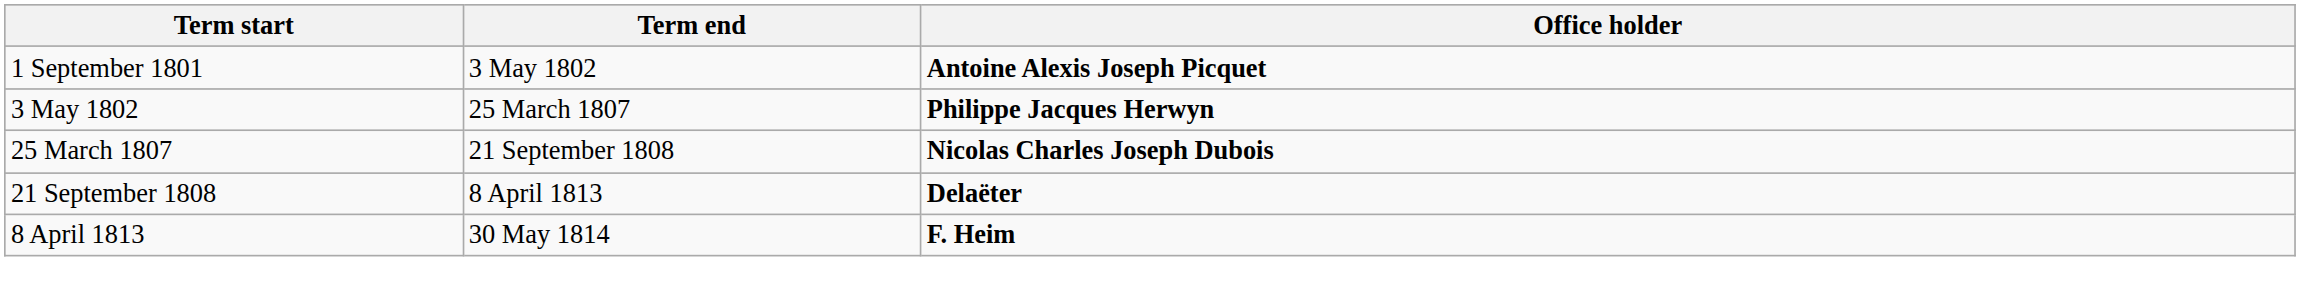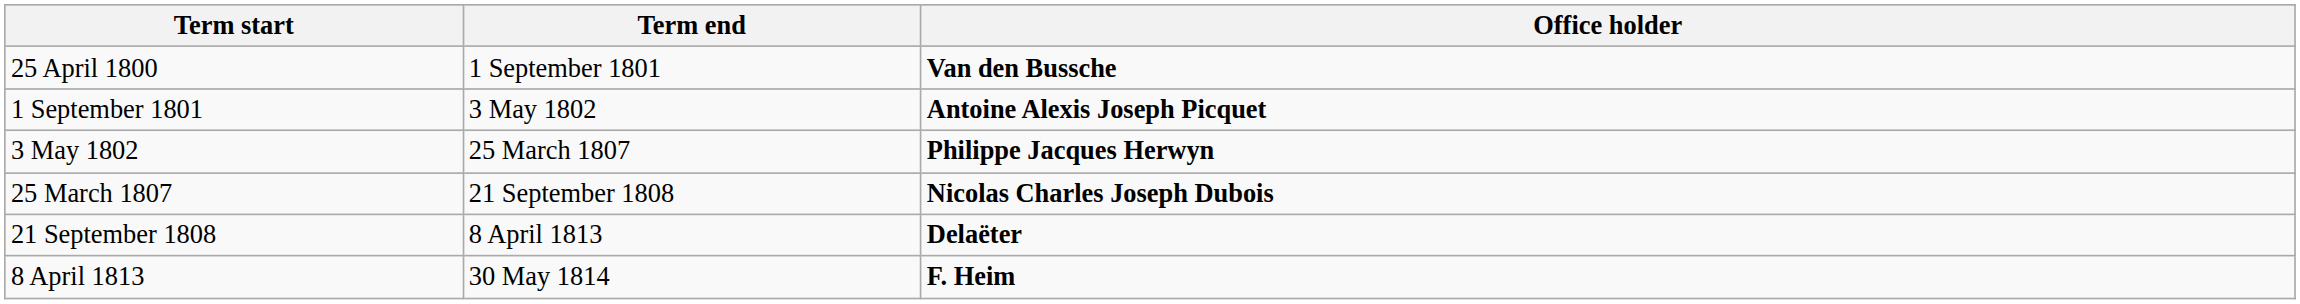+ row: (84, 67)
